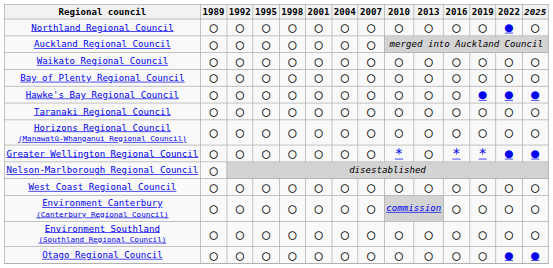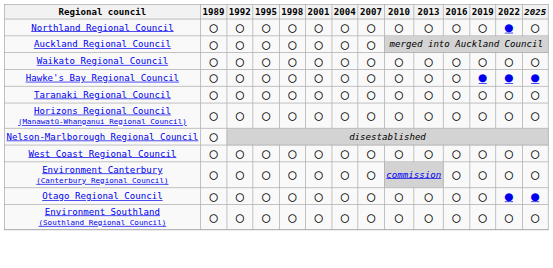- row: (102, 78)
- row: (102, 154)
rows swapped: (102, 255) <-> (102, 234)
